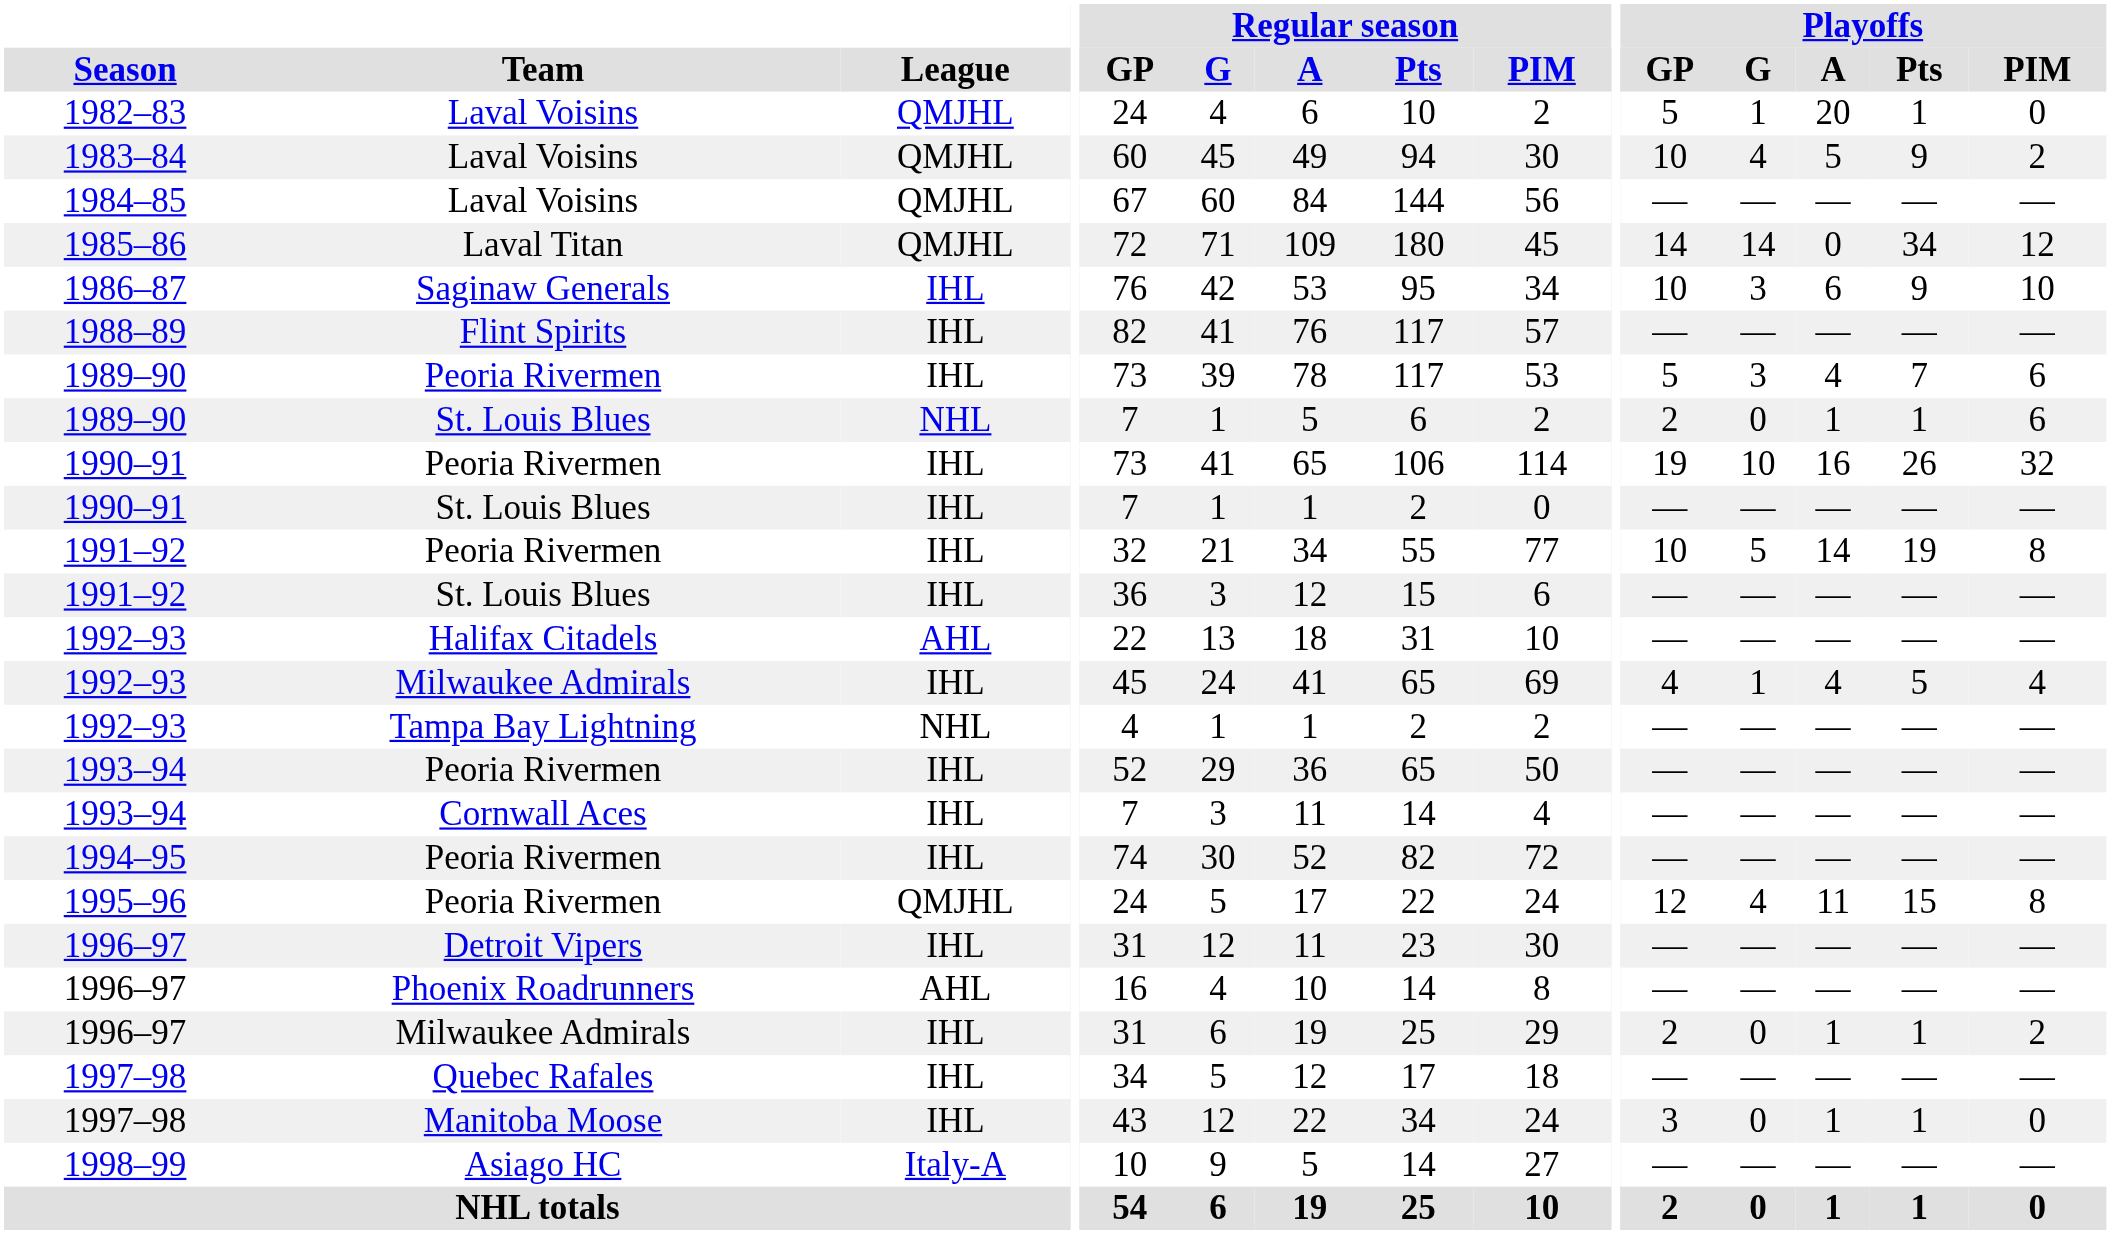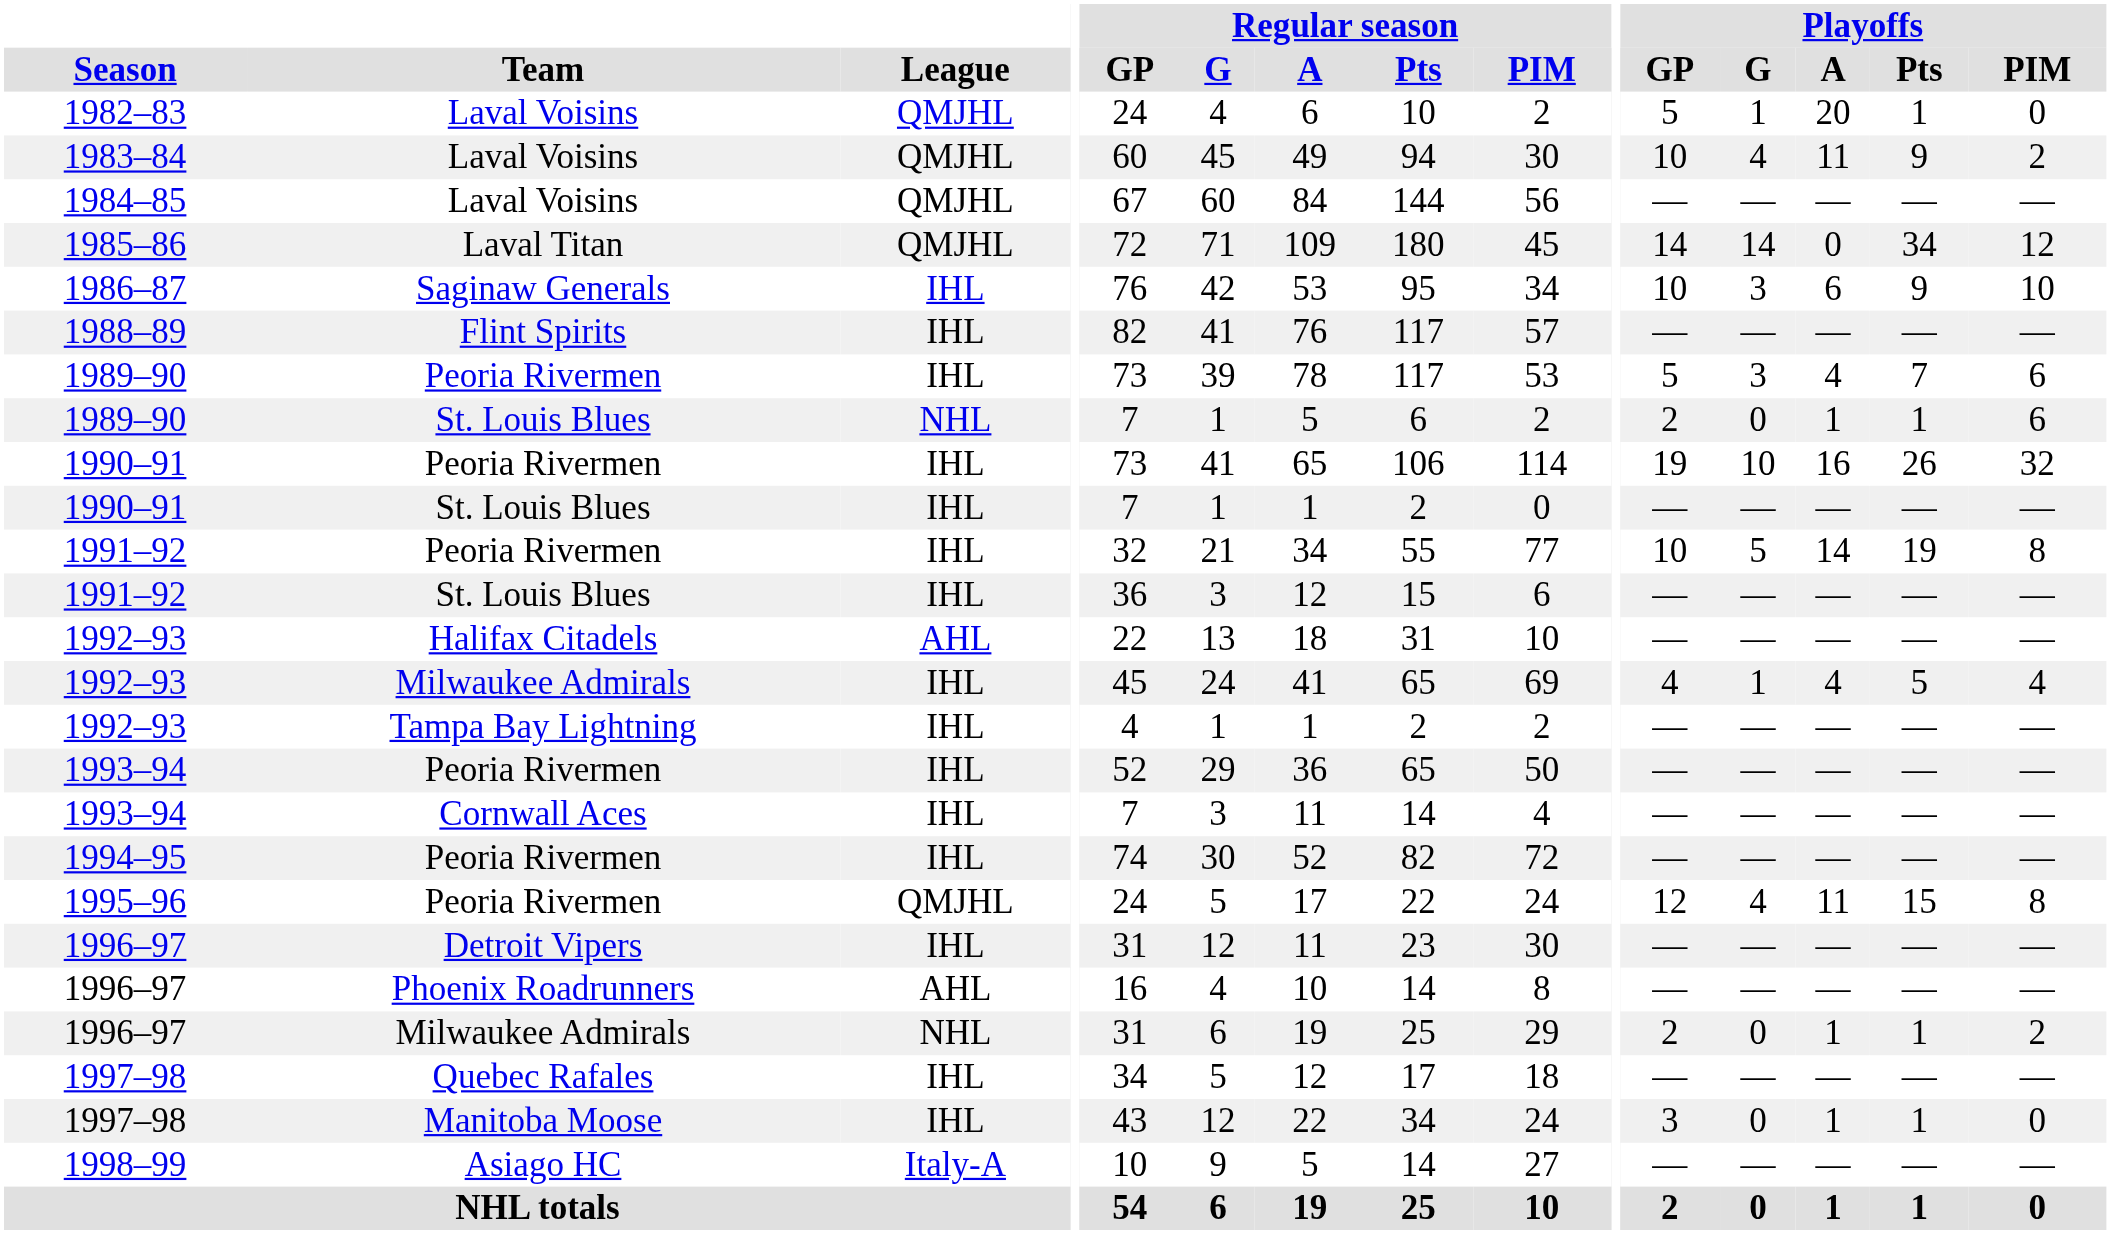(1833, 156) 5 -> (1833, 156) 11
(955, 726) NHL -> (955, 726) IHL
(955, 1032) IHL -> (955, 1032) NHL
